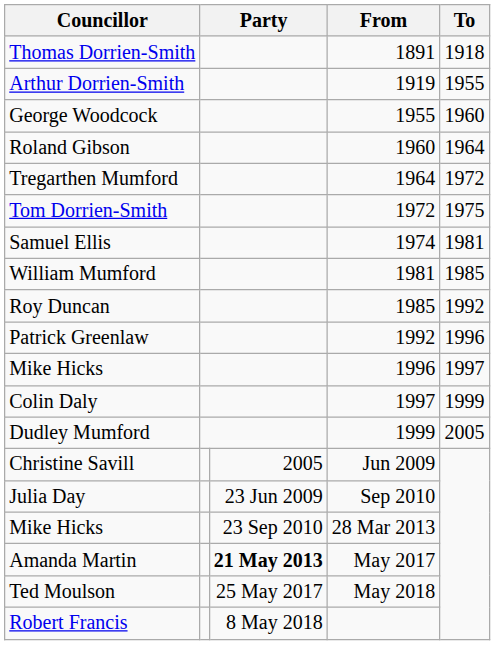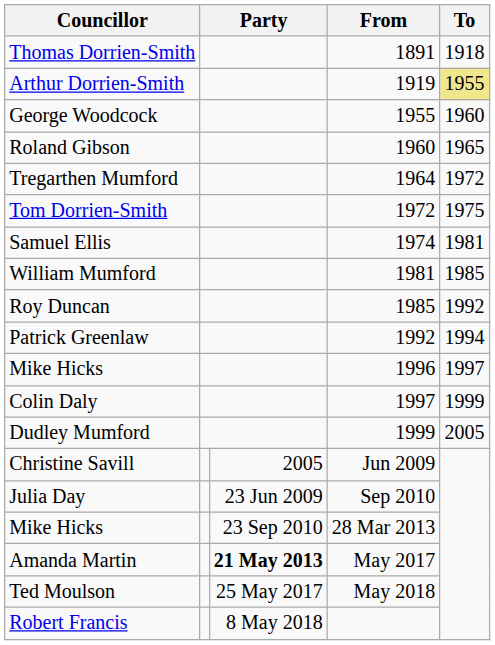(464, 83) no background -> (464, 83) khaki background
(464, 147) 1964 -> (464, 147) 1965
(464, 337) 1996 -> (464, 337) 1994
